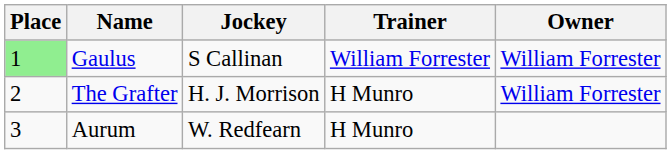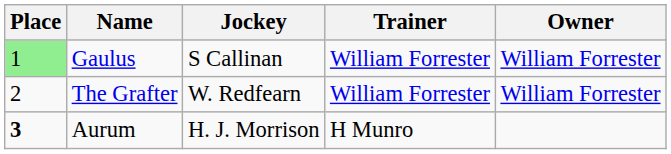(254, 93) H. J. Morrison -> (244, 93) W. Redfearn
(372, 93) H Munro -> (410, 93) William Forrester
(16, 129) normal -> (16, 129) bold
(244, 129) W. Redfearn -> (254, 129) H. J. Morrison
